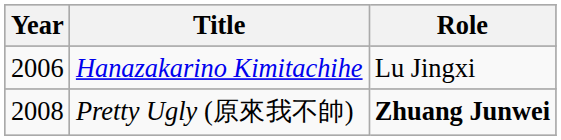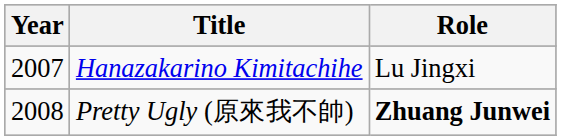(37, 67) 2006 -> (37, 67) 2007
